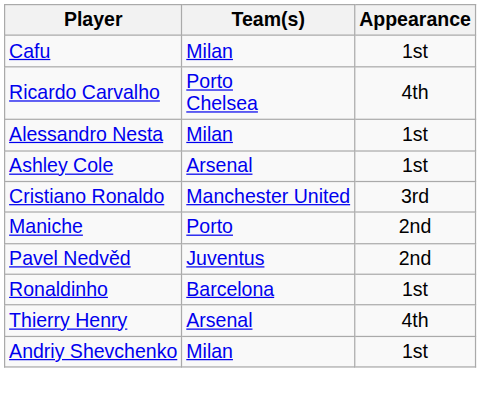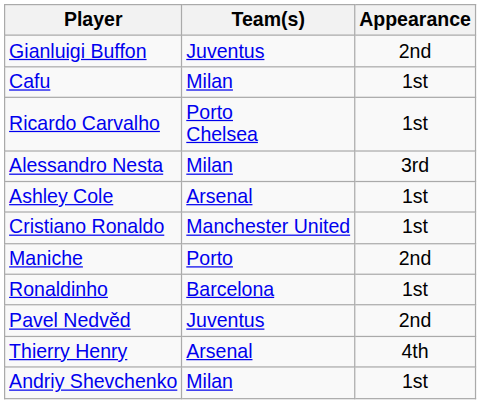+ row: (78, 50)
(415, 92) 4th -> (415, 123) 1st
(415, 134) 1st -> (415, 165) 3rd
(415, 196) 3rd -> (415, 227) 1st
rows swapped: (58, 289) <-> (70, 258)
